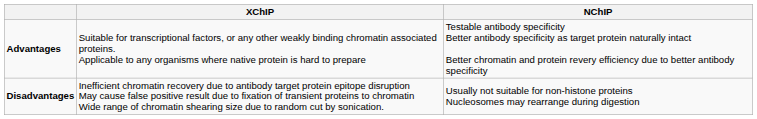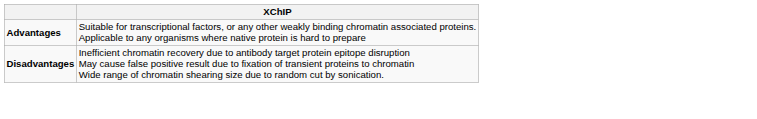- column: (598, 12)
